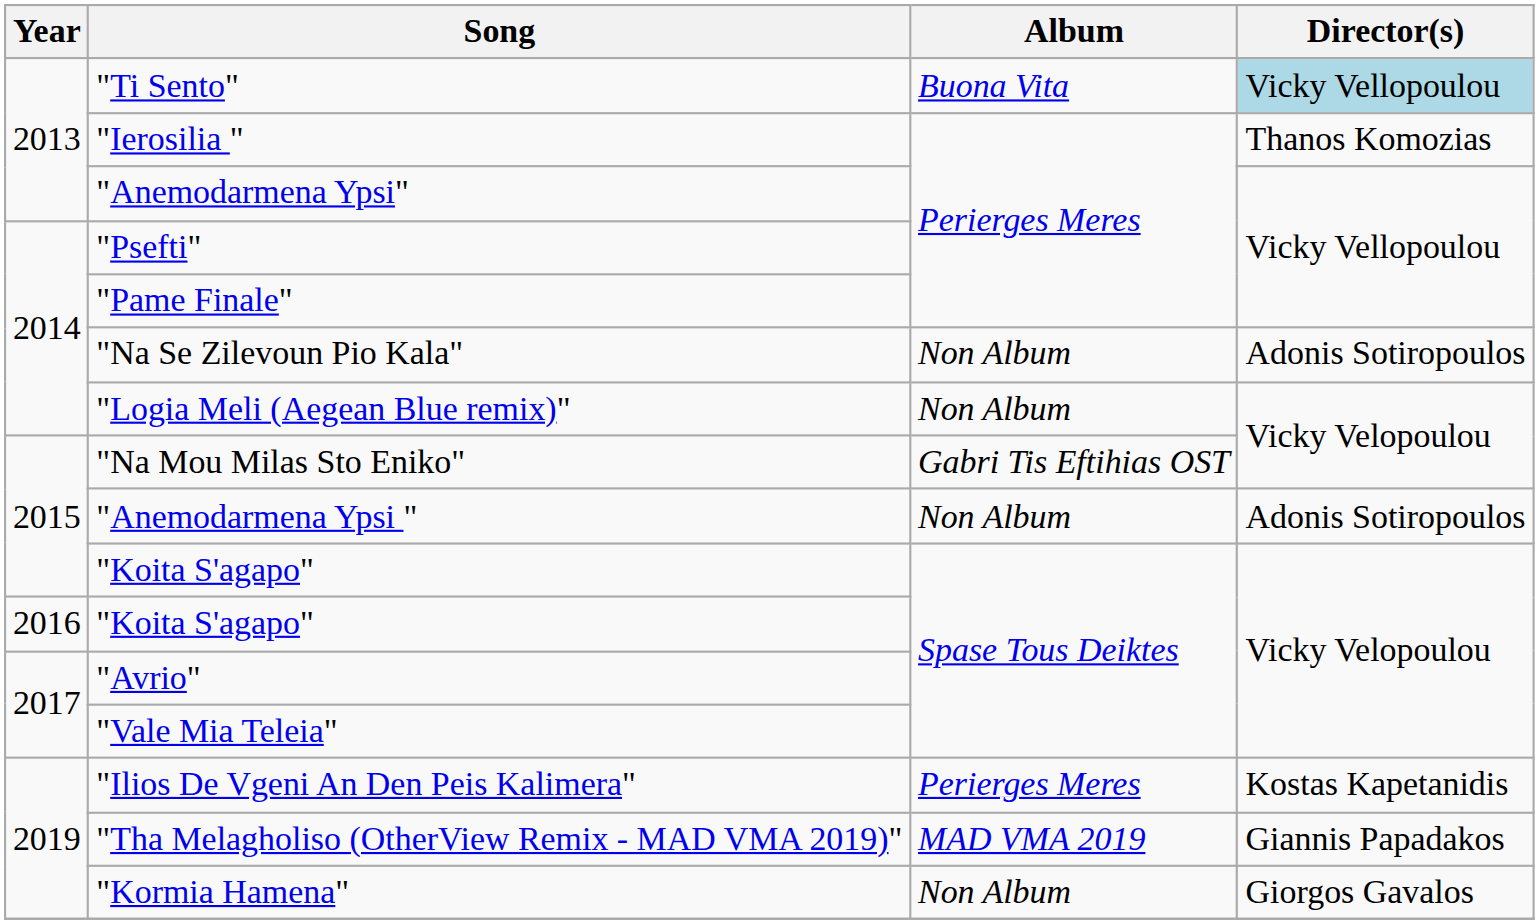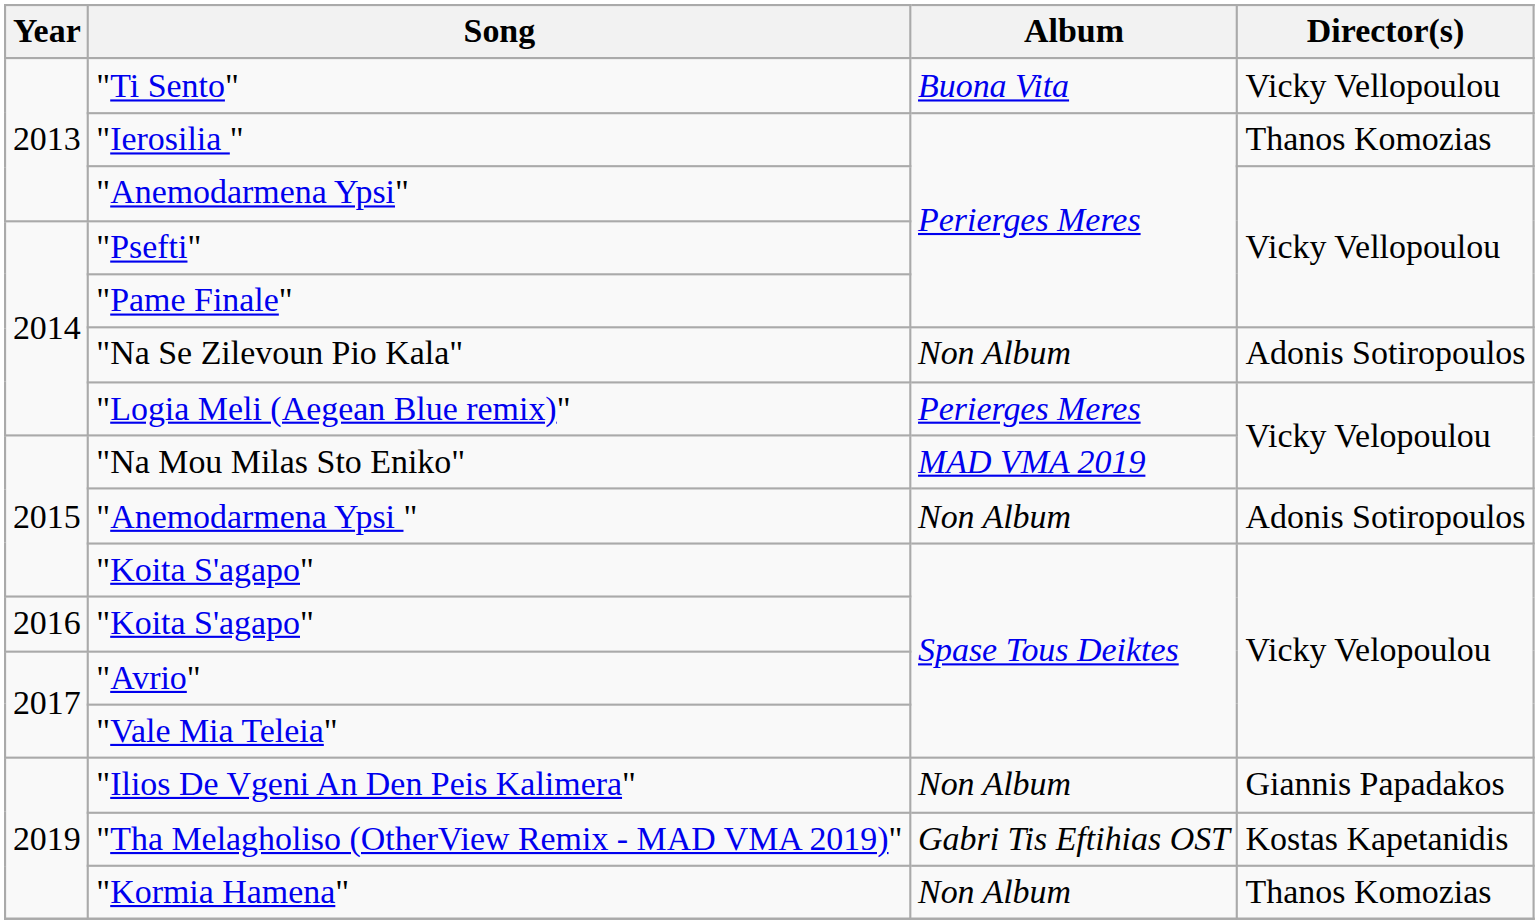(1373, 85) lightblue background -> (1373, 85) no background
(995, 407) Non Album -> (1029, 407) Perierges Meres
(1074, 461) Gabri Tis Eftihias OST -> (1032, 461) MAD VMA 2019
(1029, 784) Perierges Meres -> (995, 784) Non Album
(1377, 784) Kostas Kapetanidis -> (1375, 784) Giannis Papadakos
(1032, 838) MAD VMA 2019 -> (1074, 838) Gabri Tis Eftihias OST
(1375, 838) Giannis Papadakos -> (1377, 838) Kostas Kapetanidis
(1360, 892) Giorgos Gavalos -> (1369, 892) Thanos Komozias
